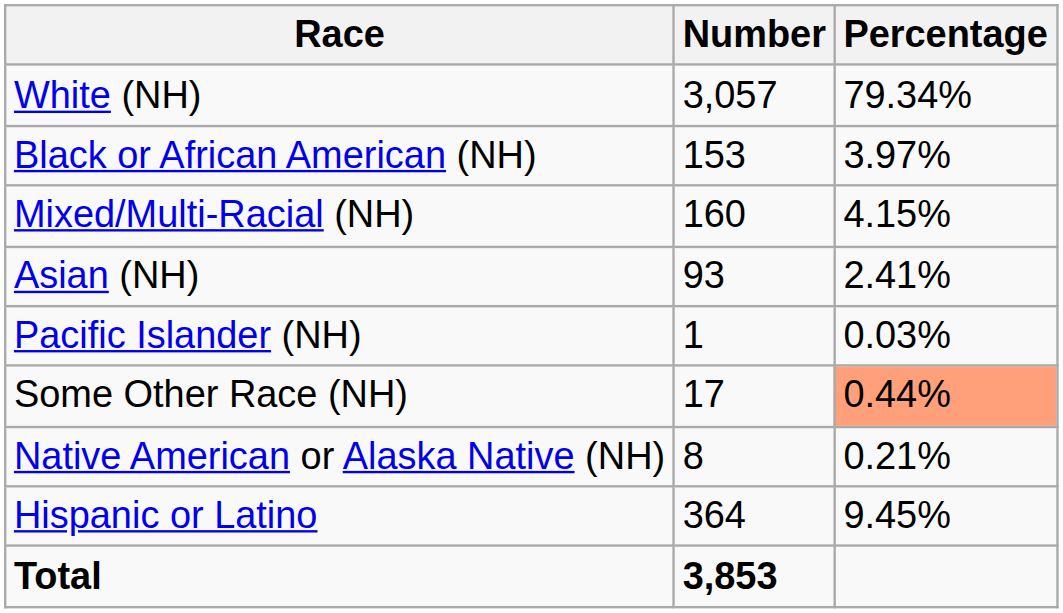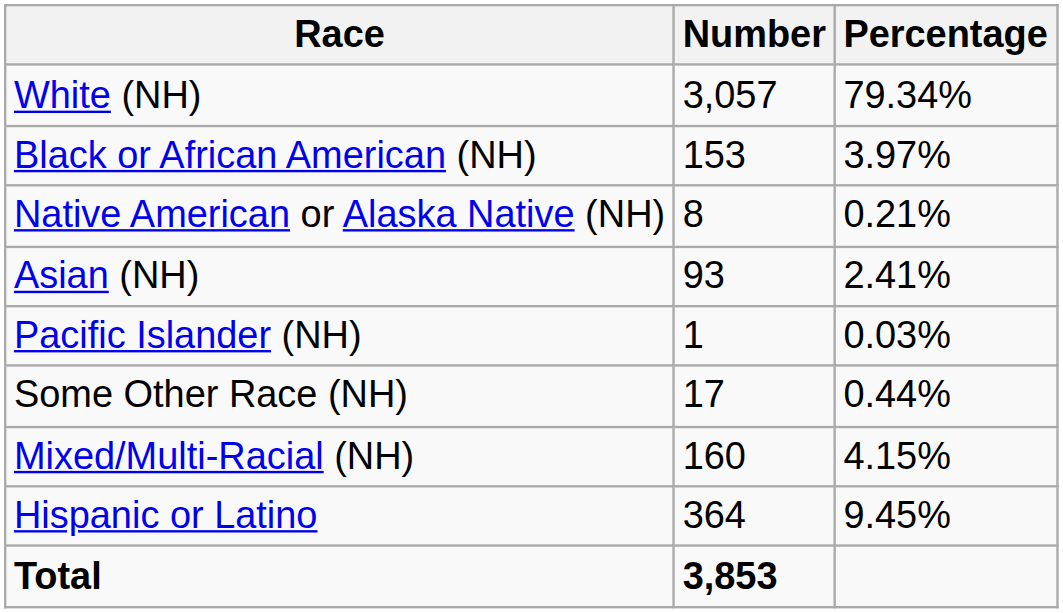rows swapped: (340, 455) <-> (214, 214)
(897, 395) lightsalmon background -> (897, 395) no background
